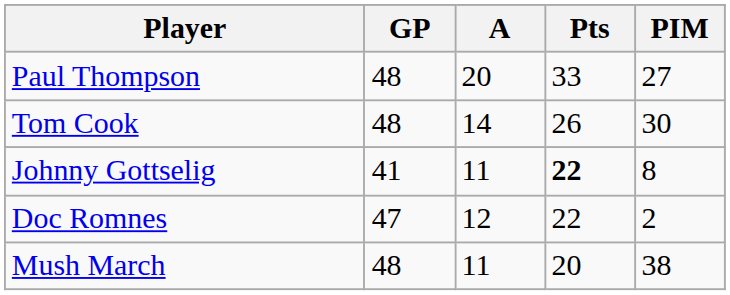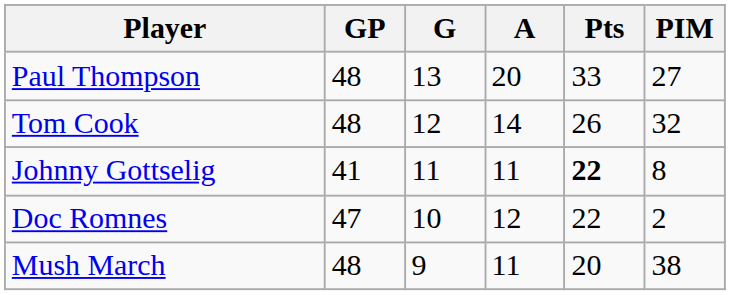+ column: (445, 28)
(656, 123) 30 -> (666, 123) 32
